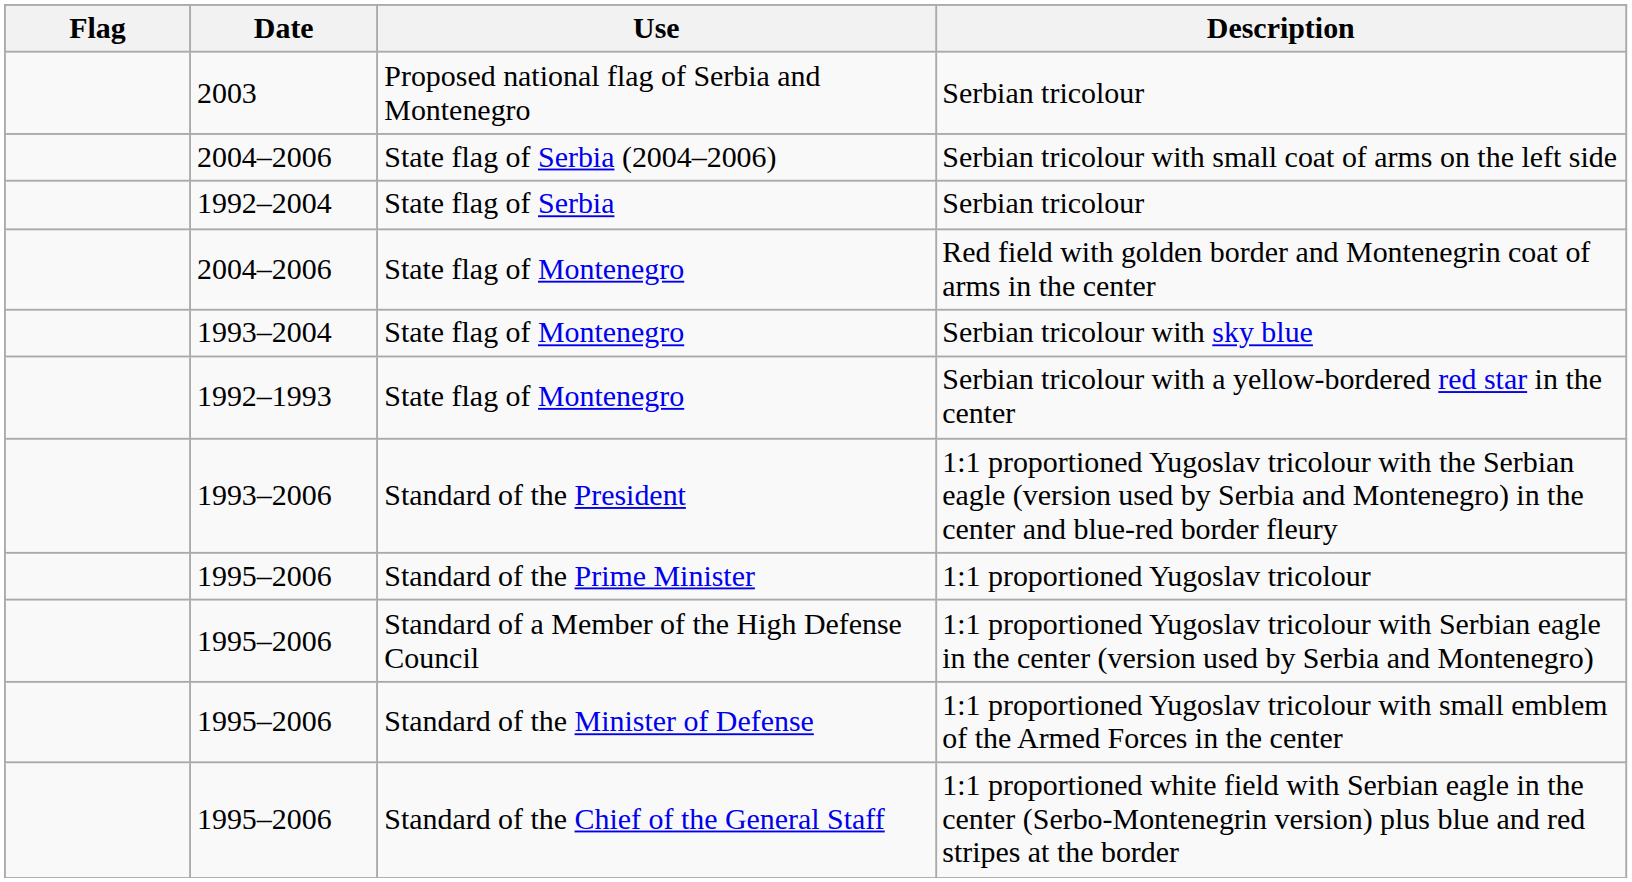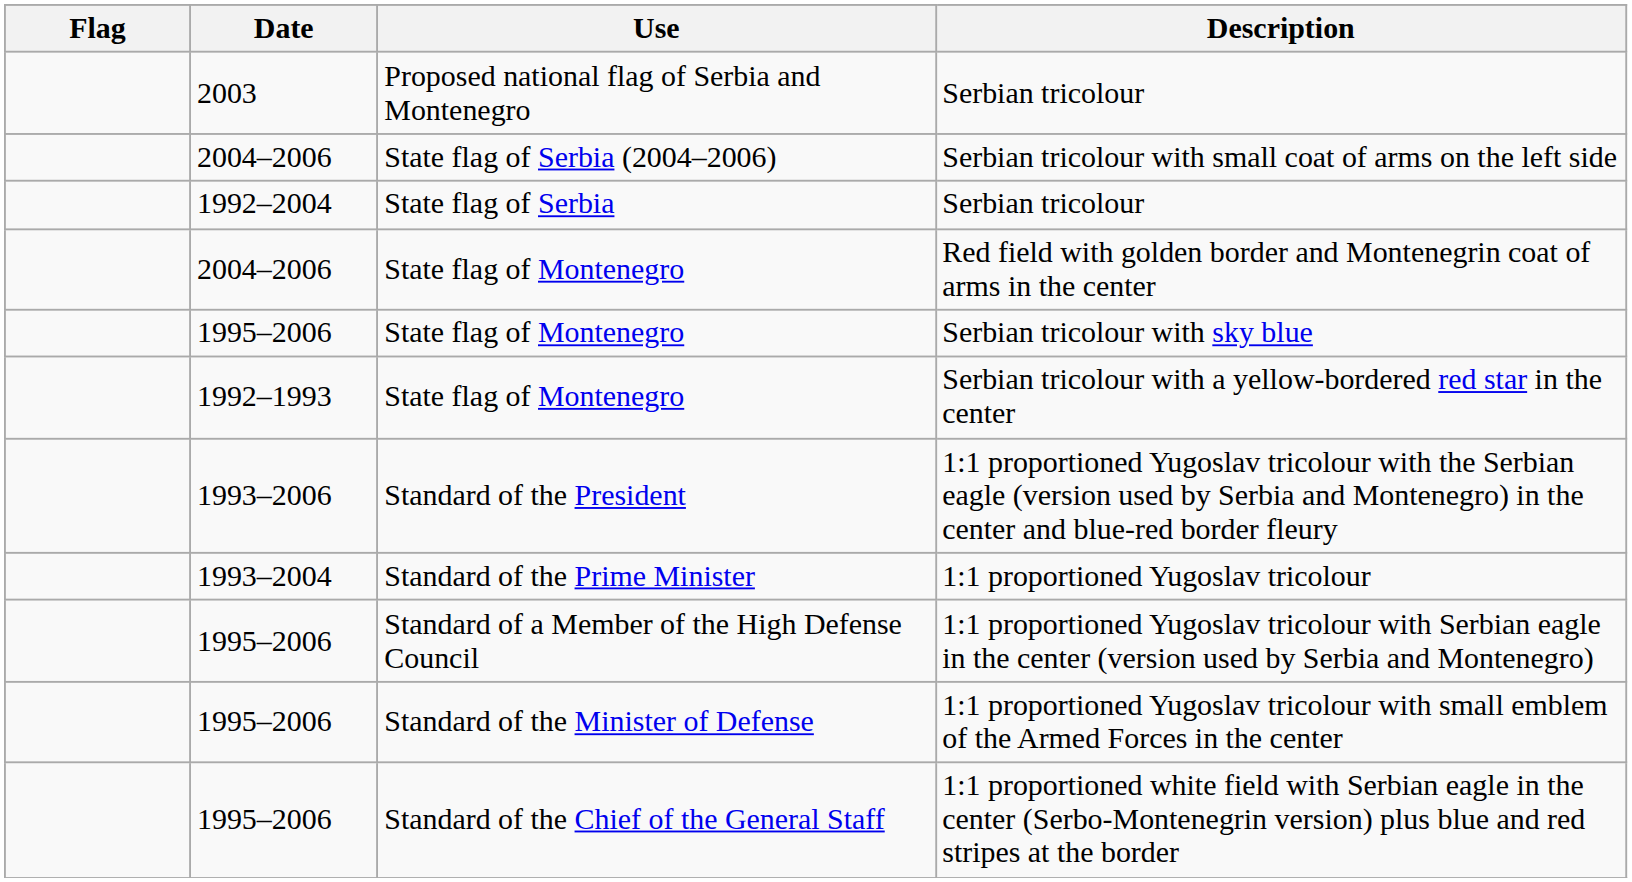(264, 332) 1993–2004 -> (264, 332) 1995–2006
(264, 576) 1995–2006 -> (264, 576) 1993–2004
